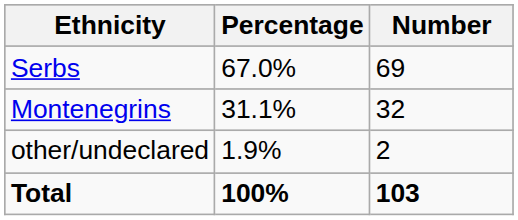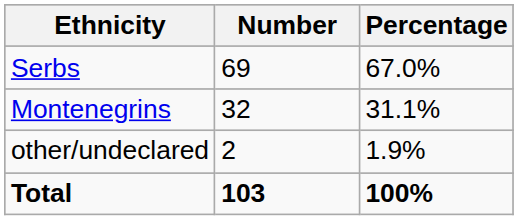columns swapped: (442, 25) <-> (292, 25)
